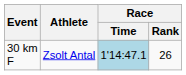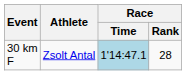(165, 55) 26 -> (165, 55) 28
